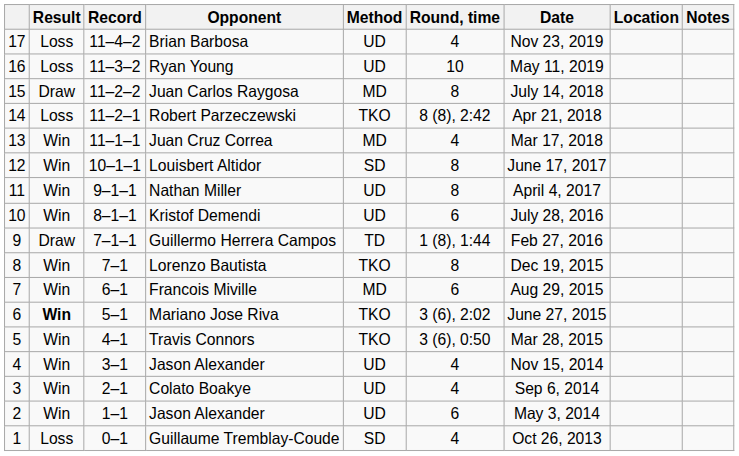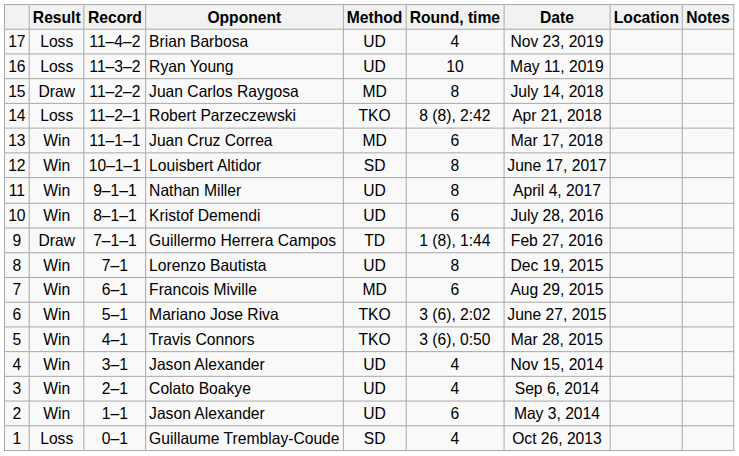(455, 141) 4 -> (455, 141) 6
(375, 265) TKO -> (375, 265) UD
(57, 315) bold -> (57, 315) normal
